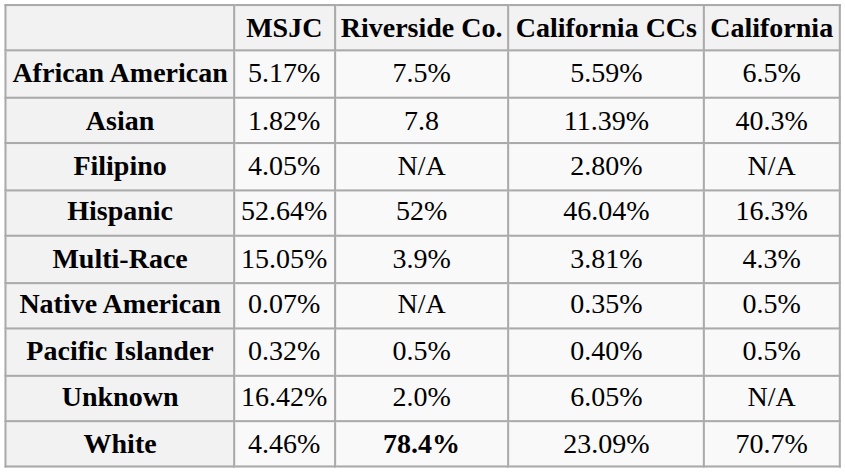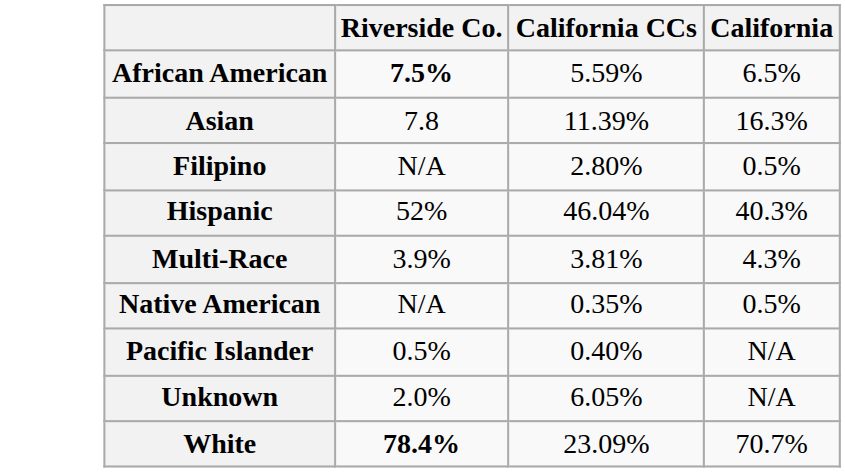- column: (284, 27)
(422, 73) normal -> (422, 73) bold
(772, 120) 40.3% -> (772, 120) 16.3%
(772, 166) N/A -> (772, 166) 0.5%
(772, 212) 16.3% -> (772, 212) 40.3%
(772, 351) 0.5% -> (772, 351) N/A
